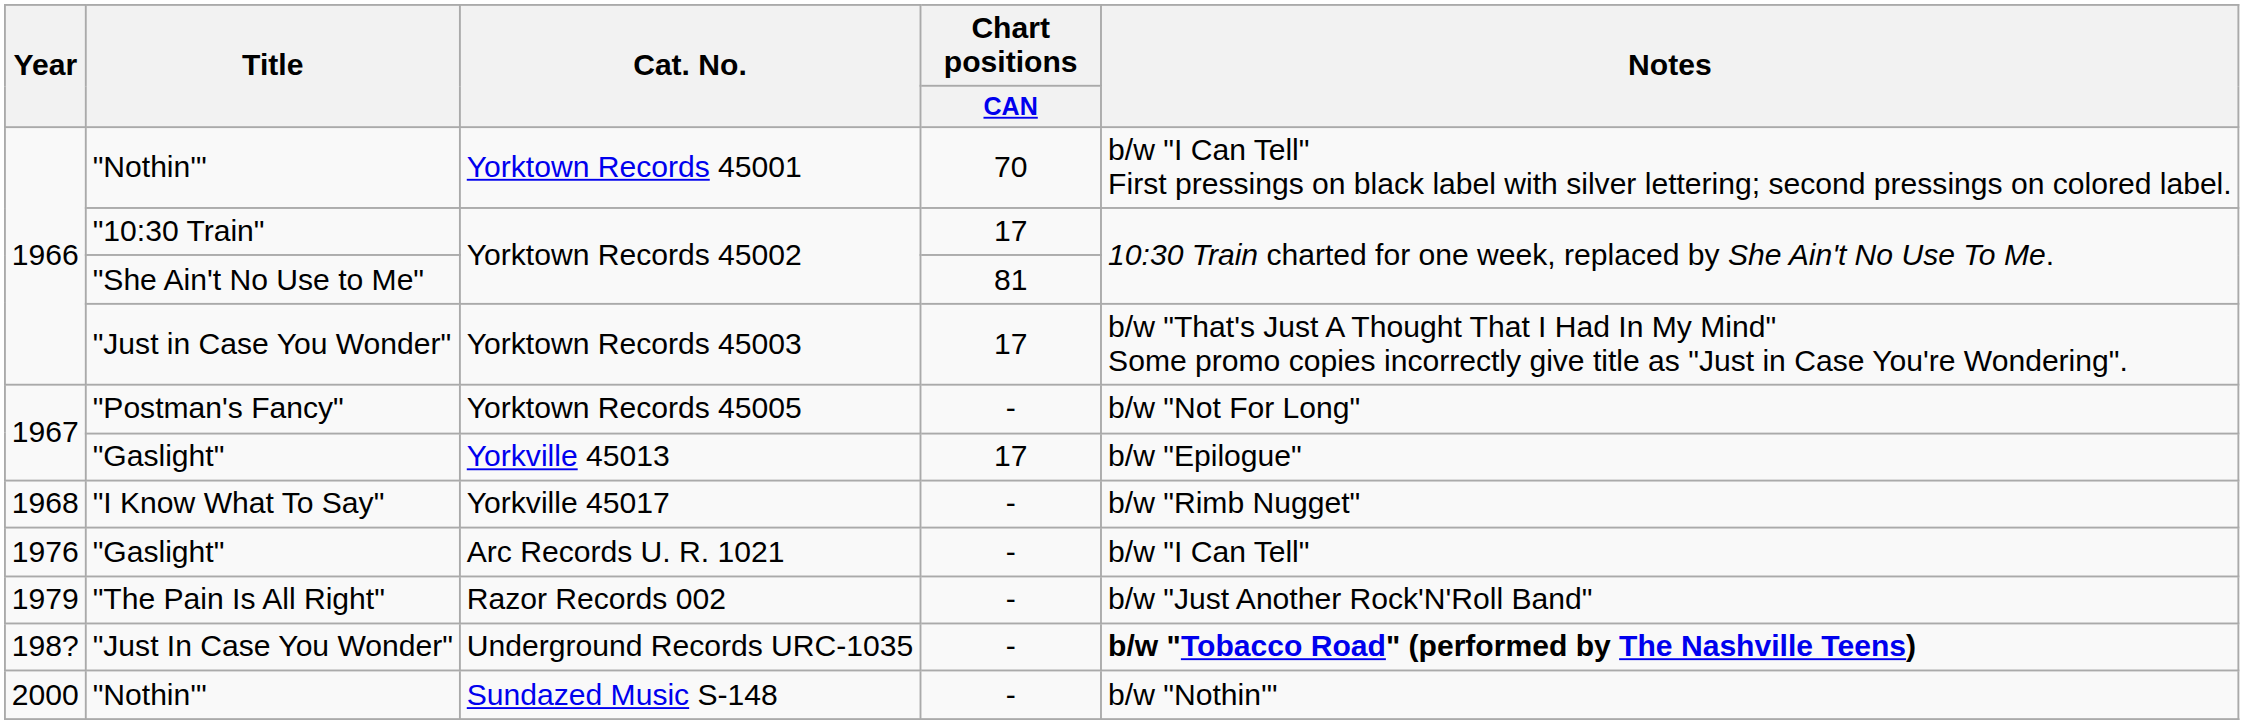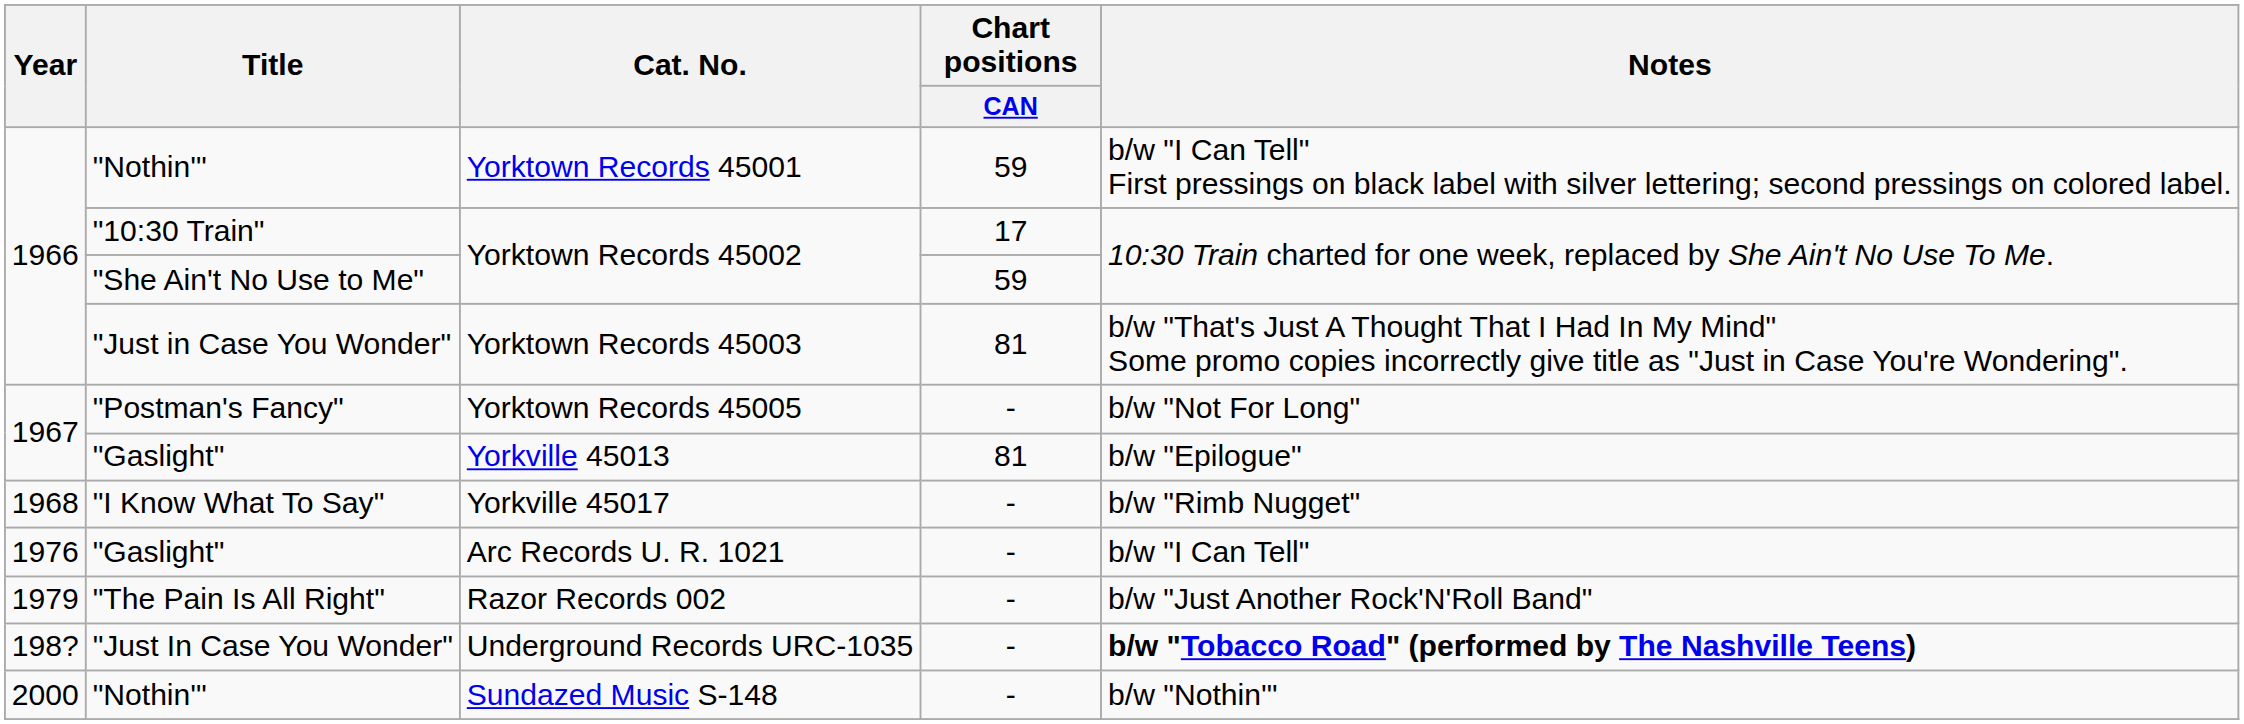(1011, 166) 70 -> (1011, 166) 59
(1011, 279) 81 -> (1011, 279) 59
(1011, 343) 17 -> (1011, 343) 81
(1011, 456) 17 -> (1011, 456) 81
